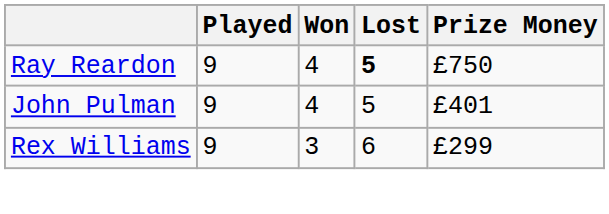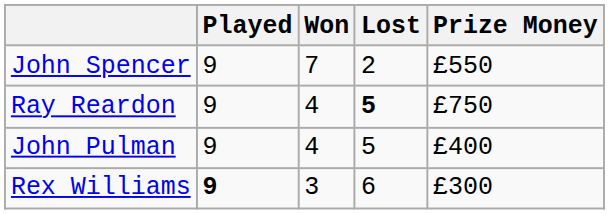+ row: (101, 66)
(463, 107) £401 -> (463, 147) £400
(210, 147) normal -> (210, 188) bold
(463, 147) £299 -> (463, 188) £300
